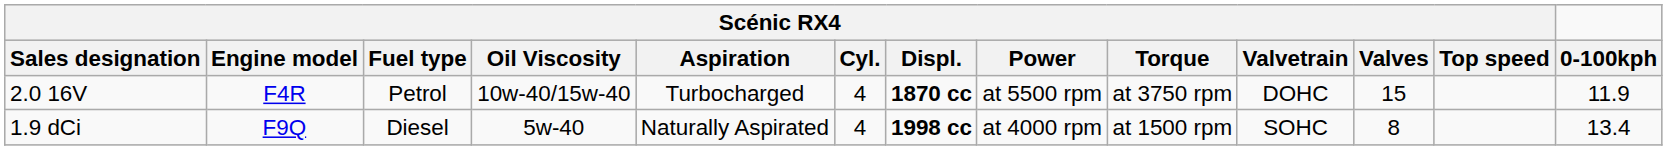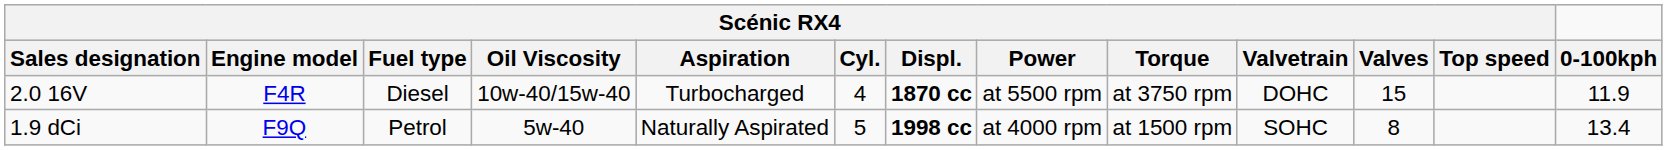(418, 92) Petrol -> (418, 92) Diesel
(418, 127) Diesel -> (418, 127) Petrol
(860, 127) 4 -> (860, 127) 5
